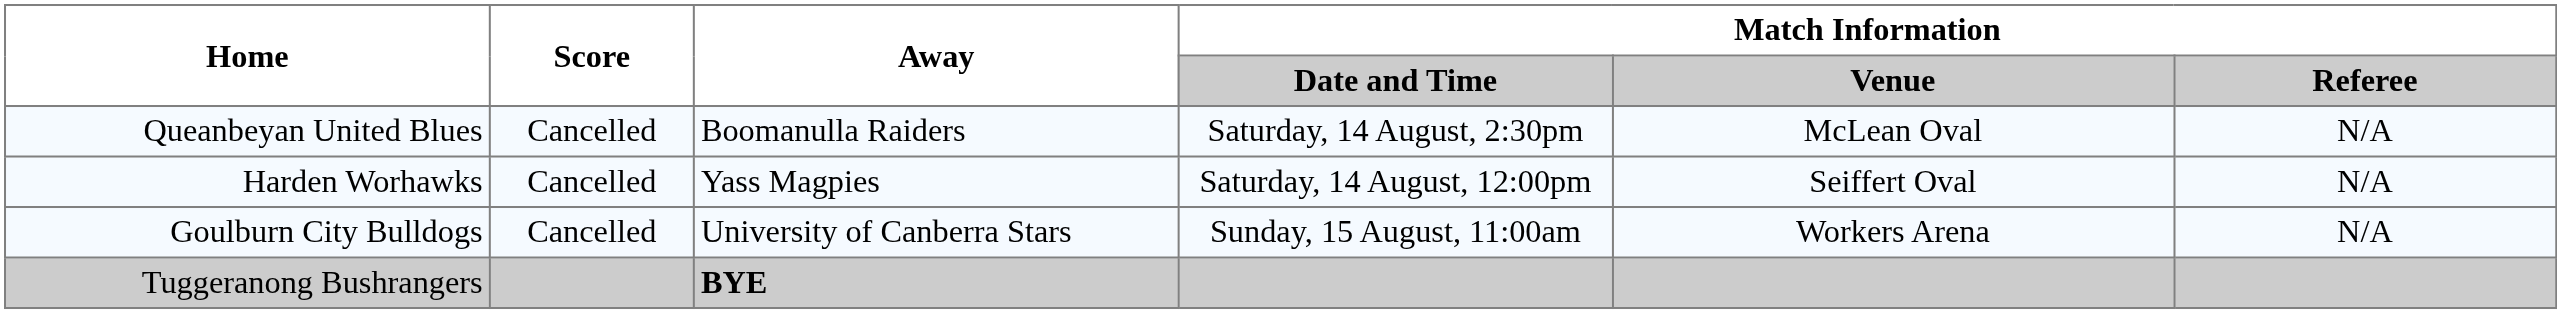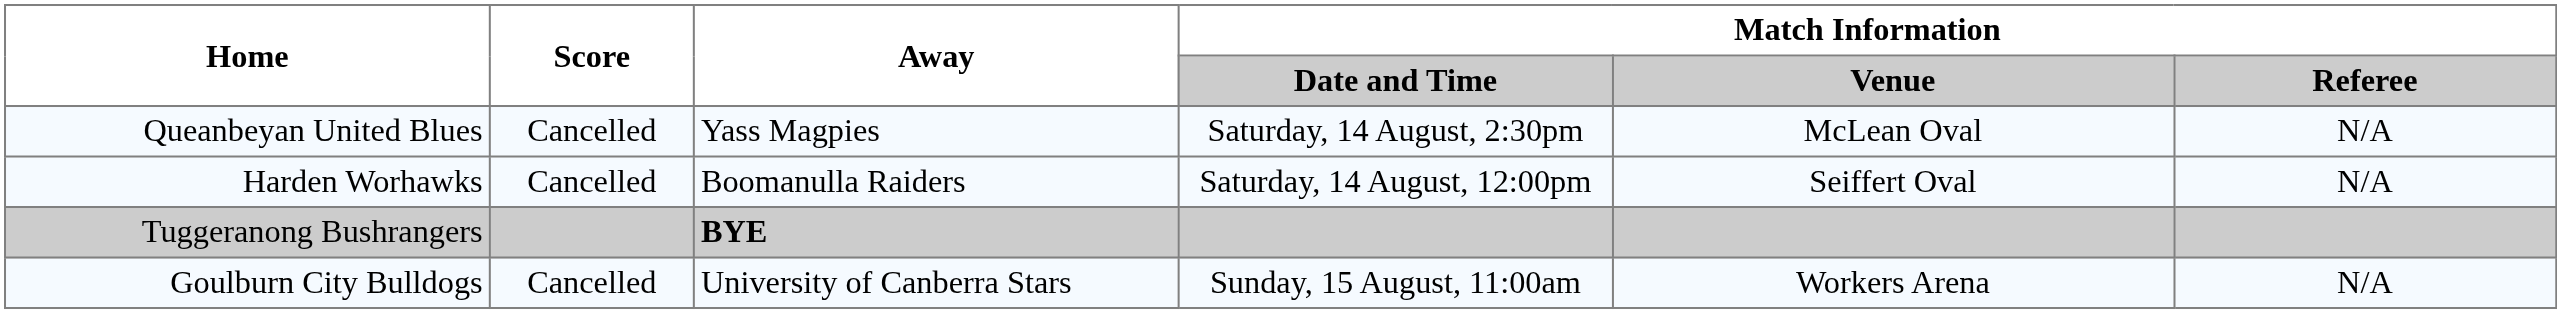(833, 130) Boomanulla Raiders -> (790, 130) Yass Magpies
(790, 181) Yass Magpies -> (833, 181) Boomanulla Raiders
rows swapped: (326, 231) <-> (312, 282)
